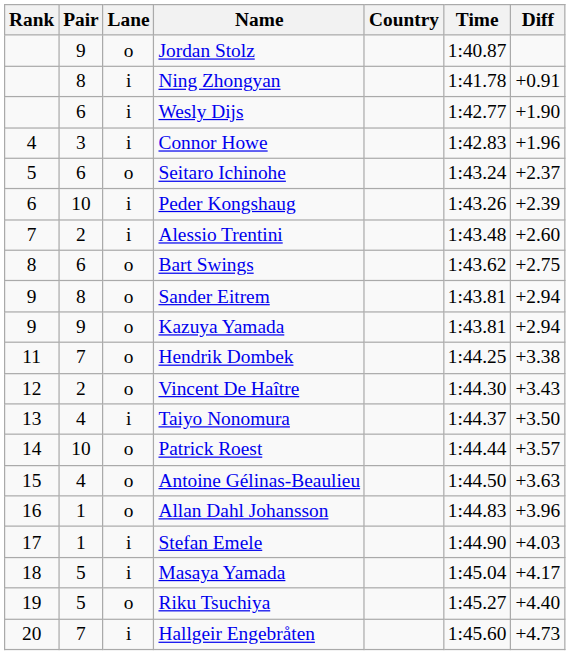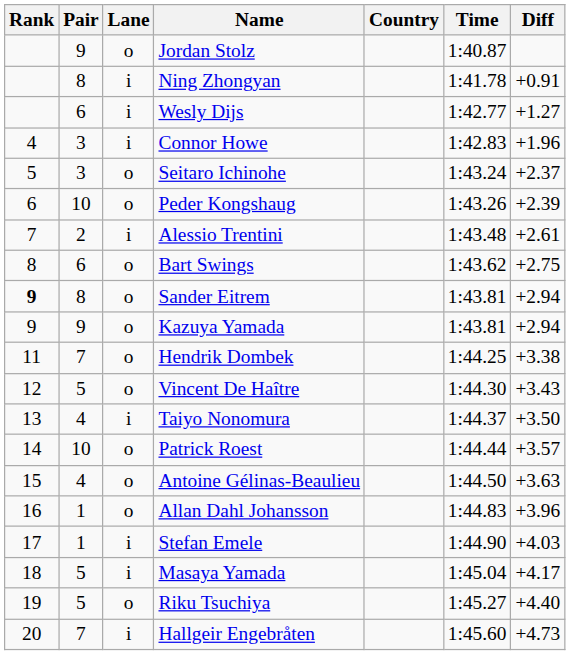(538, 111) +1.90 -> (538, 111) +1.27
(81, 173) 6 -> (81, 173) 3
(129, 204) i -> (129, 204) o
(538, 234) +2.60 -> (538, 234) +2.61
(32, 296) normal -> (32, 296) bold
(81, 388) 2 -> (81, 388) 5
